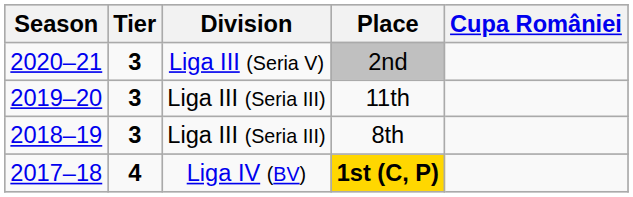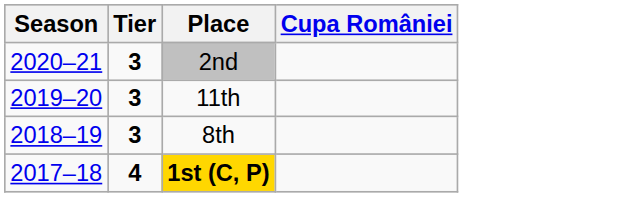- column: (246, 24)
